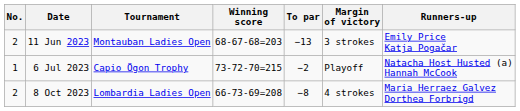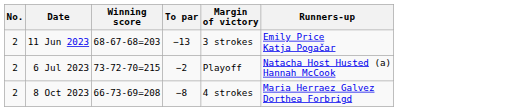- column: (152, 17)
(15, 68) 1 -> (15, 68) 2
